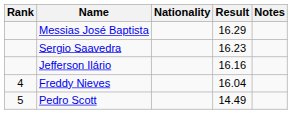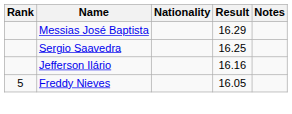(232, 48) 16.23 -> (232, 48) 16.25
(20, 83) 4 -> (20, 83) 5
(232, 83) 16.04 -> (232, 83) 16.05
- row: (68, 100)
